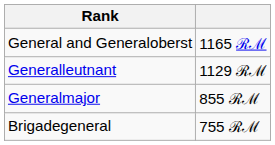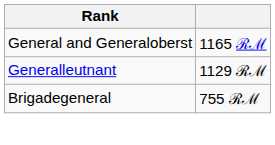- row: (54, 98)
